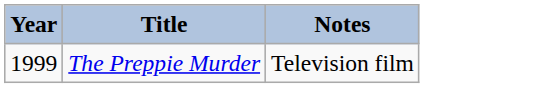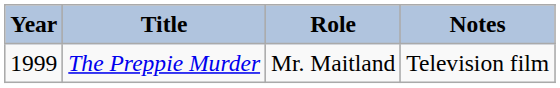+ column: (333, 24)
